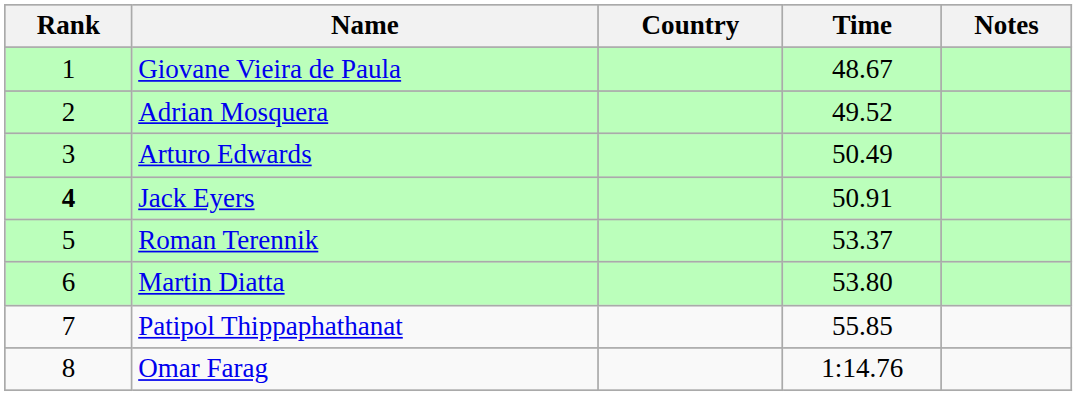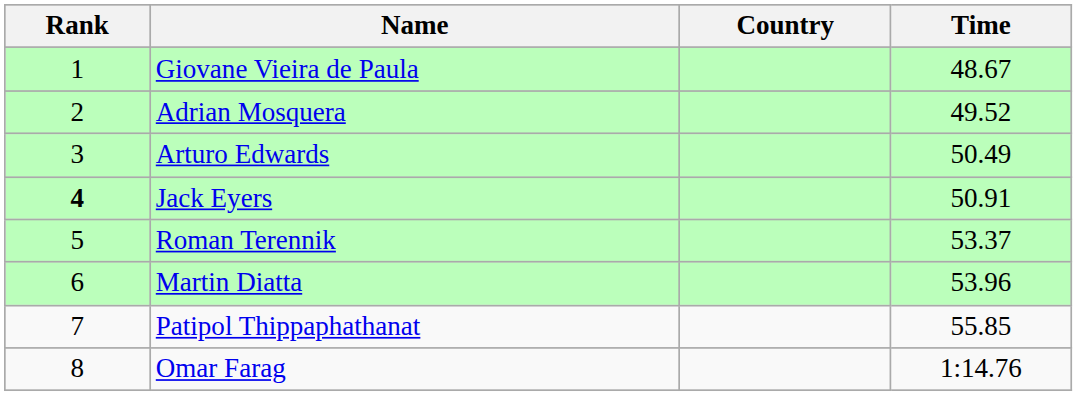- column: (1006, 25)
(862, 283) 53.80 -> (981, 283) 53.96
